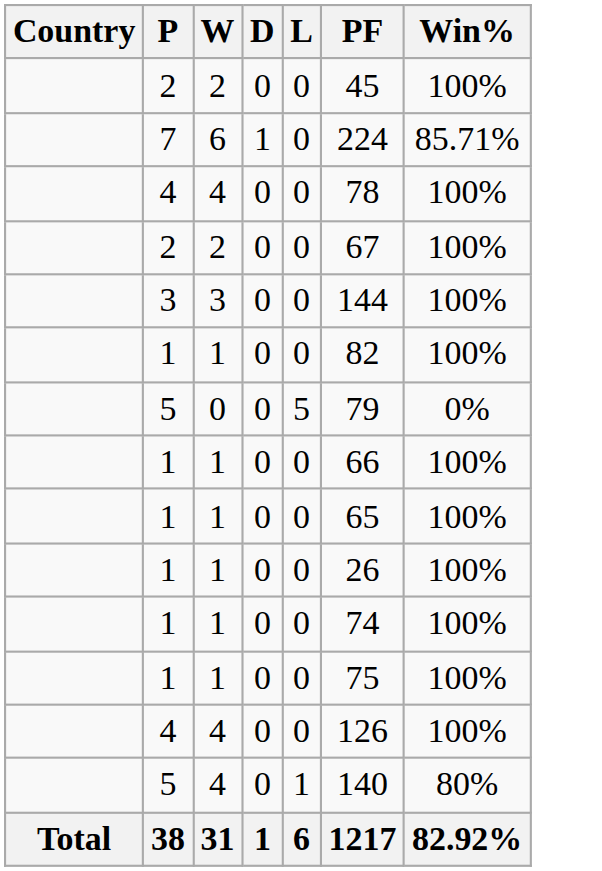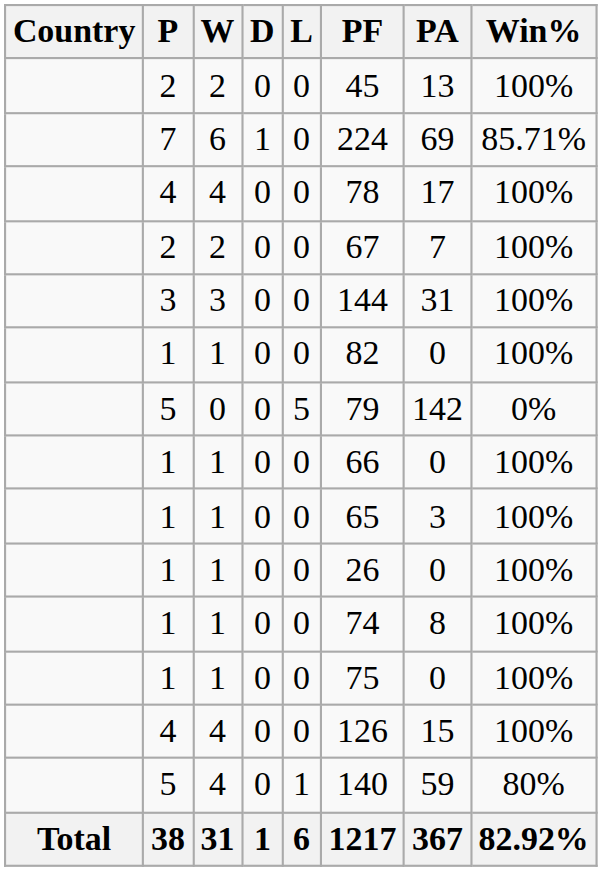+ column: (437, 31)
